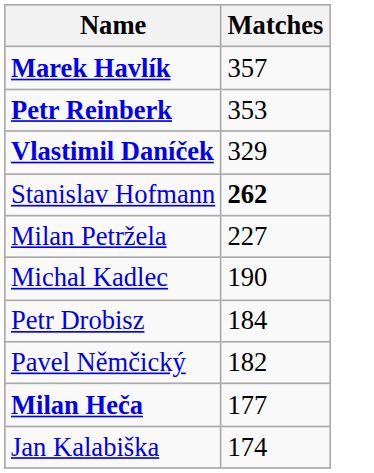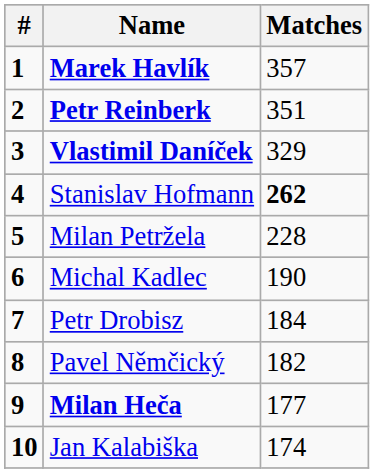+ column: (24, 25)
(247, 109) 353 -> (286, 109) 351
(247, 236) 227 -> (286, 236) 228
